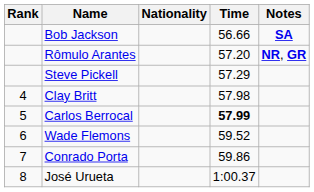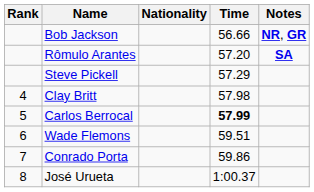(284, 34) SA -> (284, 34) NR, GR
(284, 55) NR, GR -> (284, 55) SA
(234, 136) 59.52 -> (234, 136) 59.51
